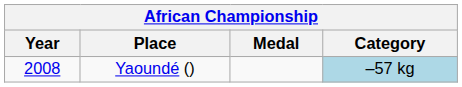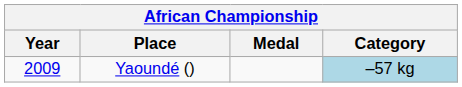(42, 69) 2008 -> (42, 69) 2009
